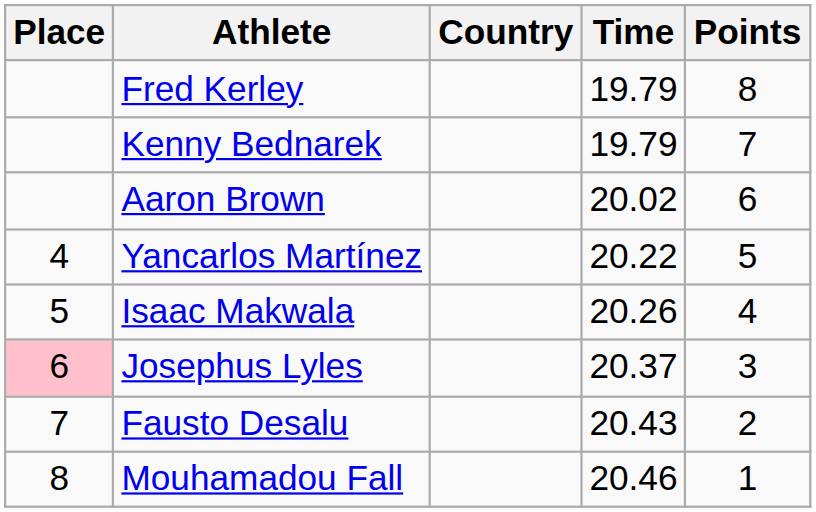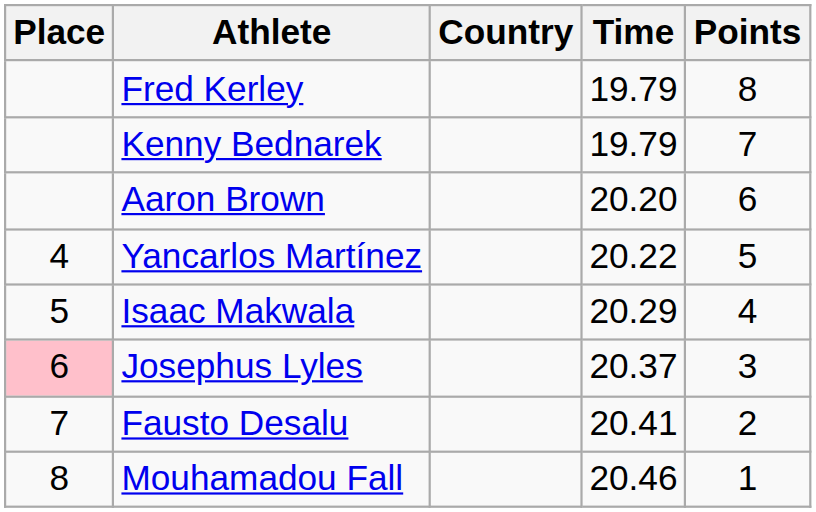(633, 199) 20.02 -> (633, 199) 20.20
(633, 311) 20.26 -> (633, 311) 20.29
(633, 423) 20.43 -> (633, 423) 20.41
